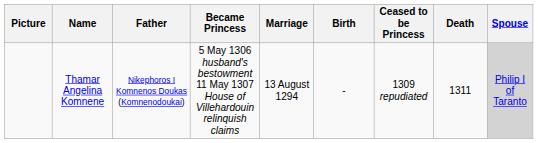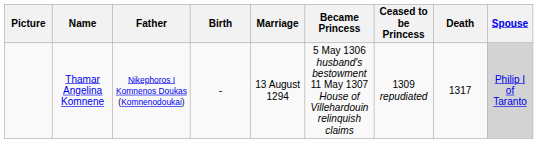columns swapped: (344, 23) <-> (225, 23)
(460, 90) 1311 -> (460, 90) 1317
